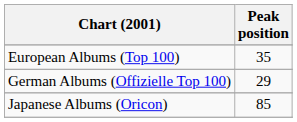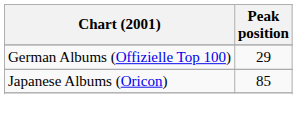- row: (94, 57)
